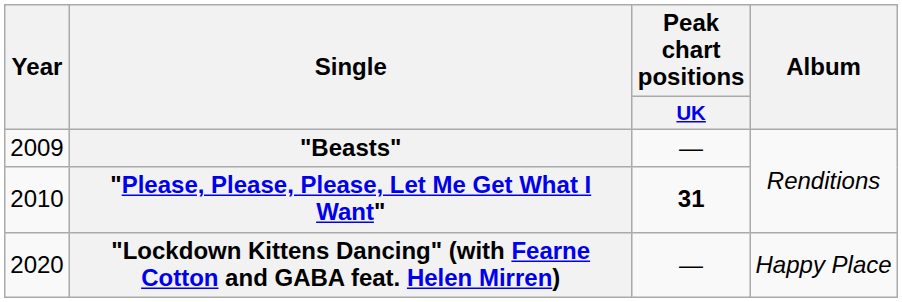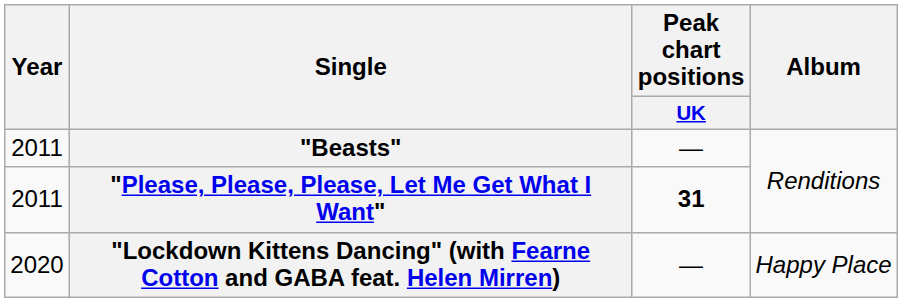(37, 147) 2009 -> (37, 147) 2011
(37, 199) 2010 -> (37, 199) 2011
